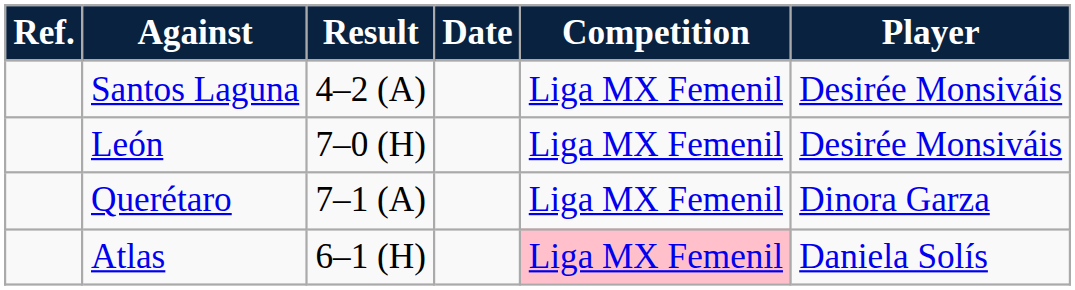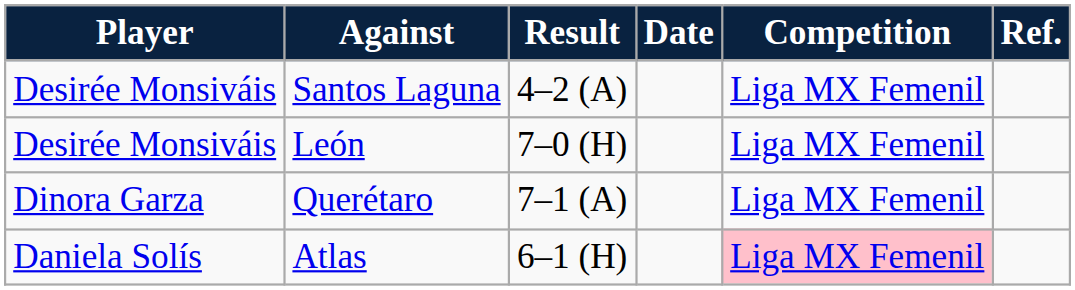columns swapped: (931, 32) <-> (44, 32)
